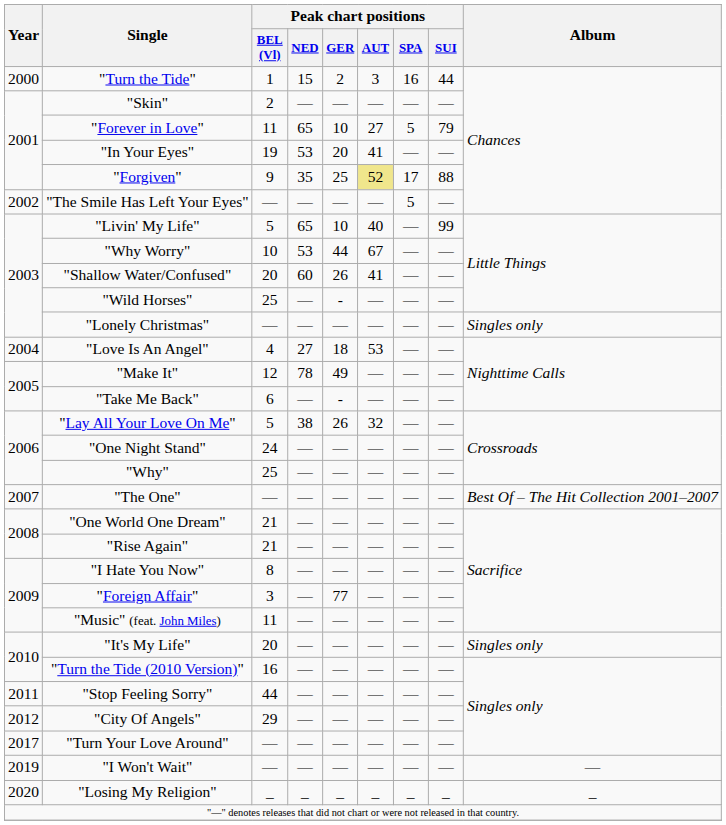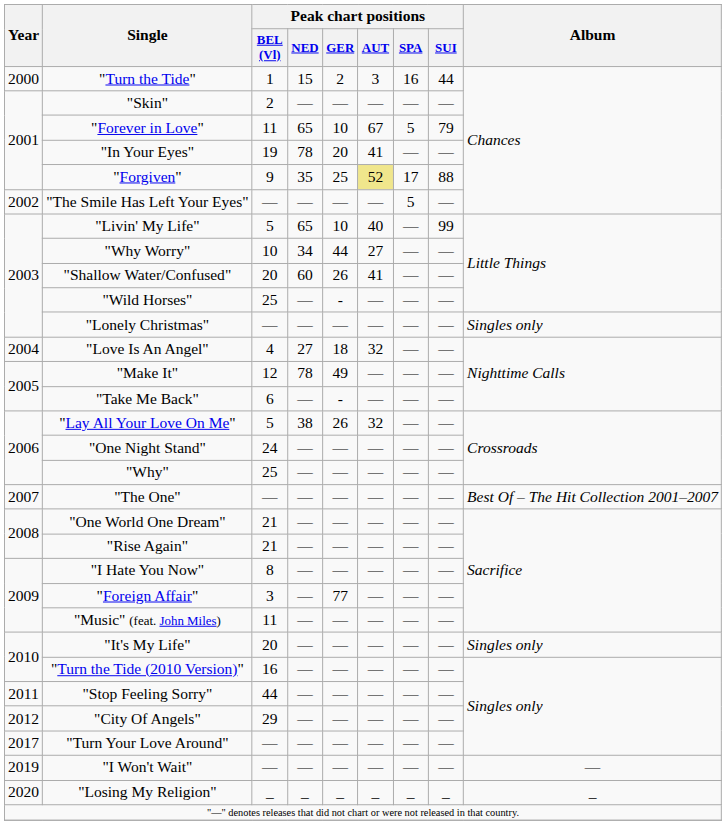(375, 127) 27 -> (375, 127) 67
(305, 152) 53 -> (305, 152) 78
(305, 250) 53 -> (305, 250) 34
(375, 250) 67 -> (375, 250) 27
(375, 349) 53 -> (375, 349) 32
